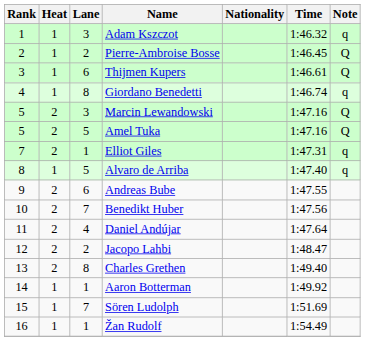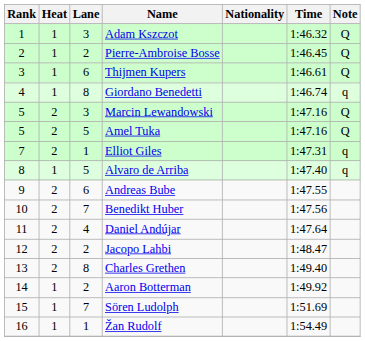(345, 33) q -> (345, 33) Q
(86, 287) 1 -> (86, 287) 2
